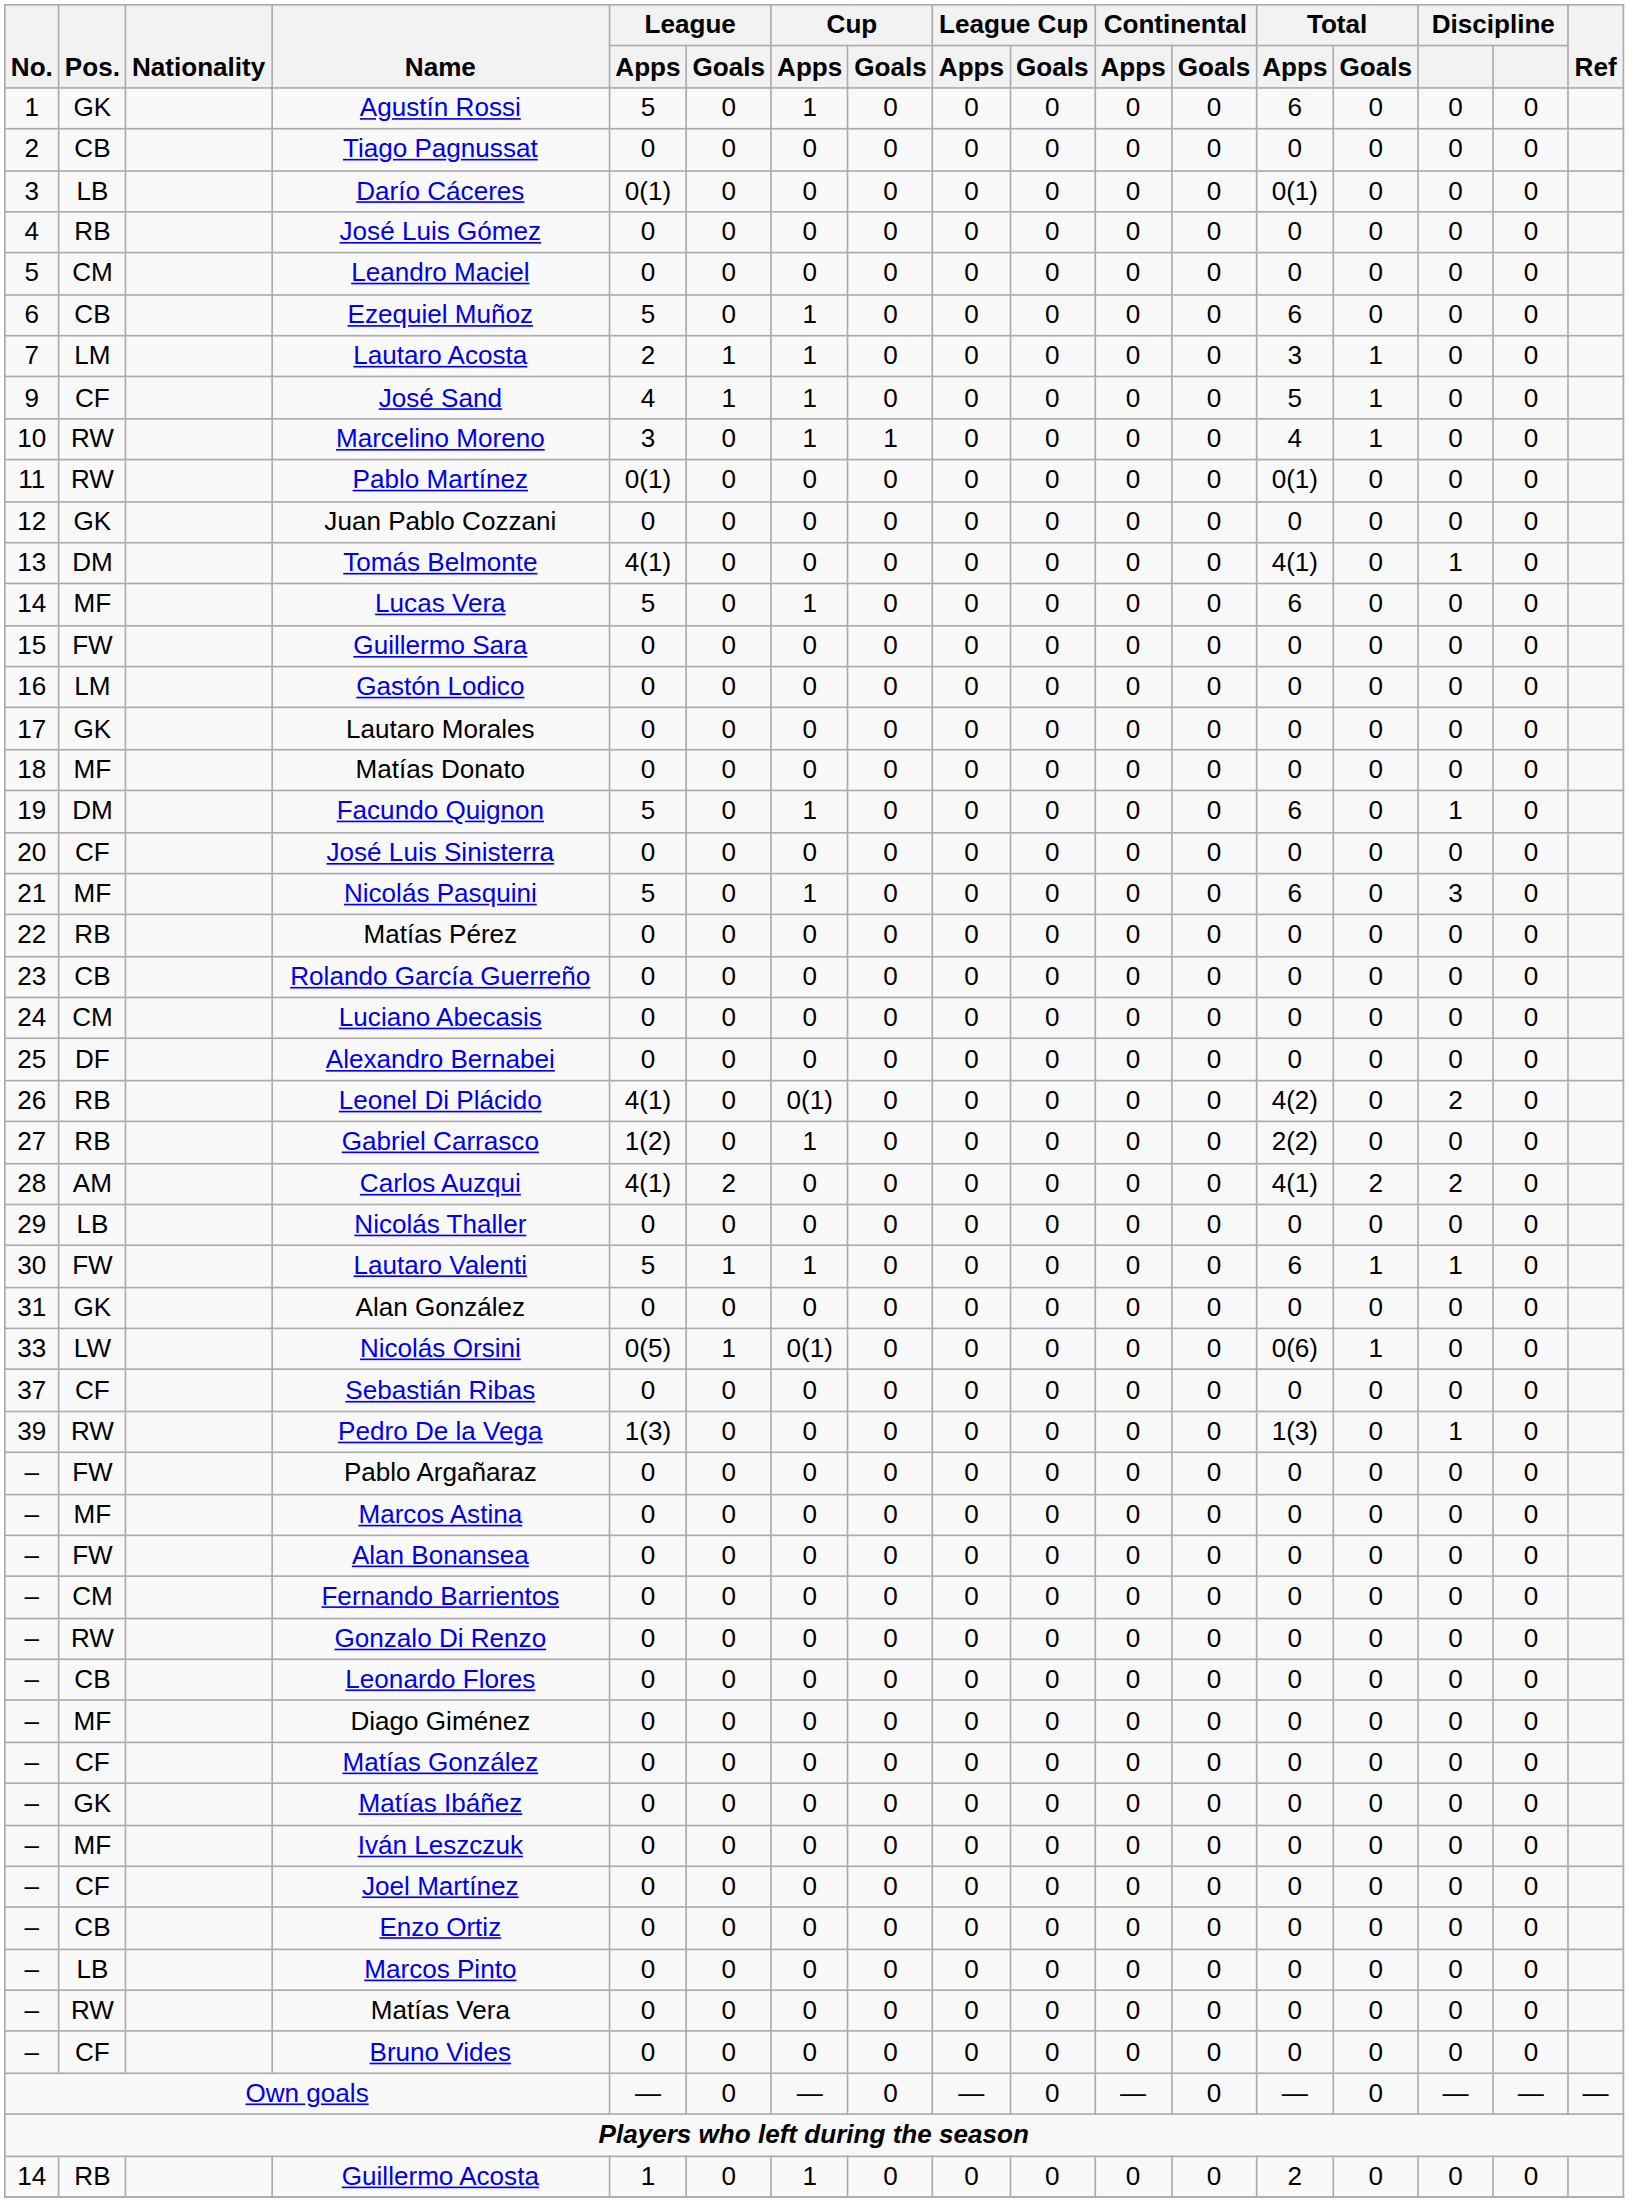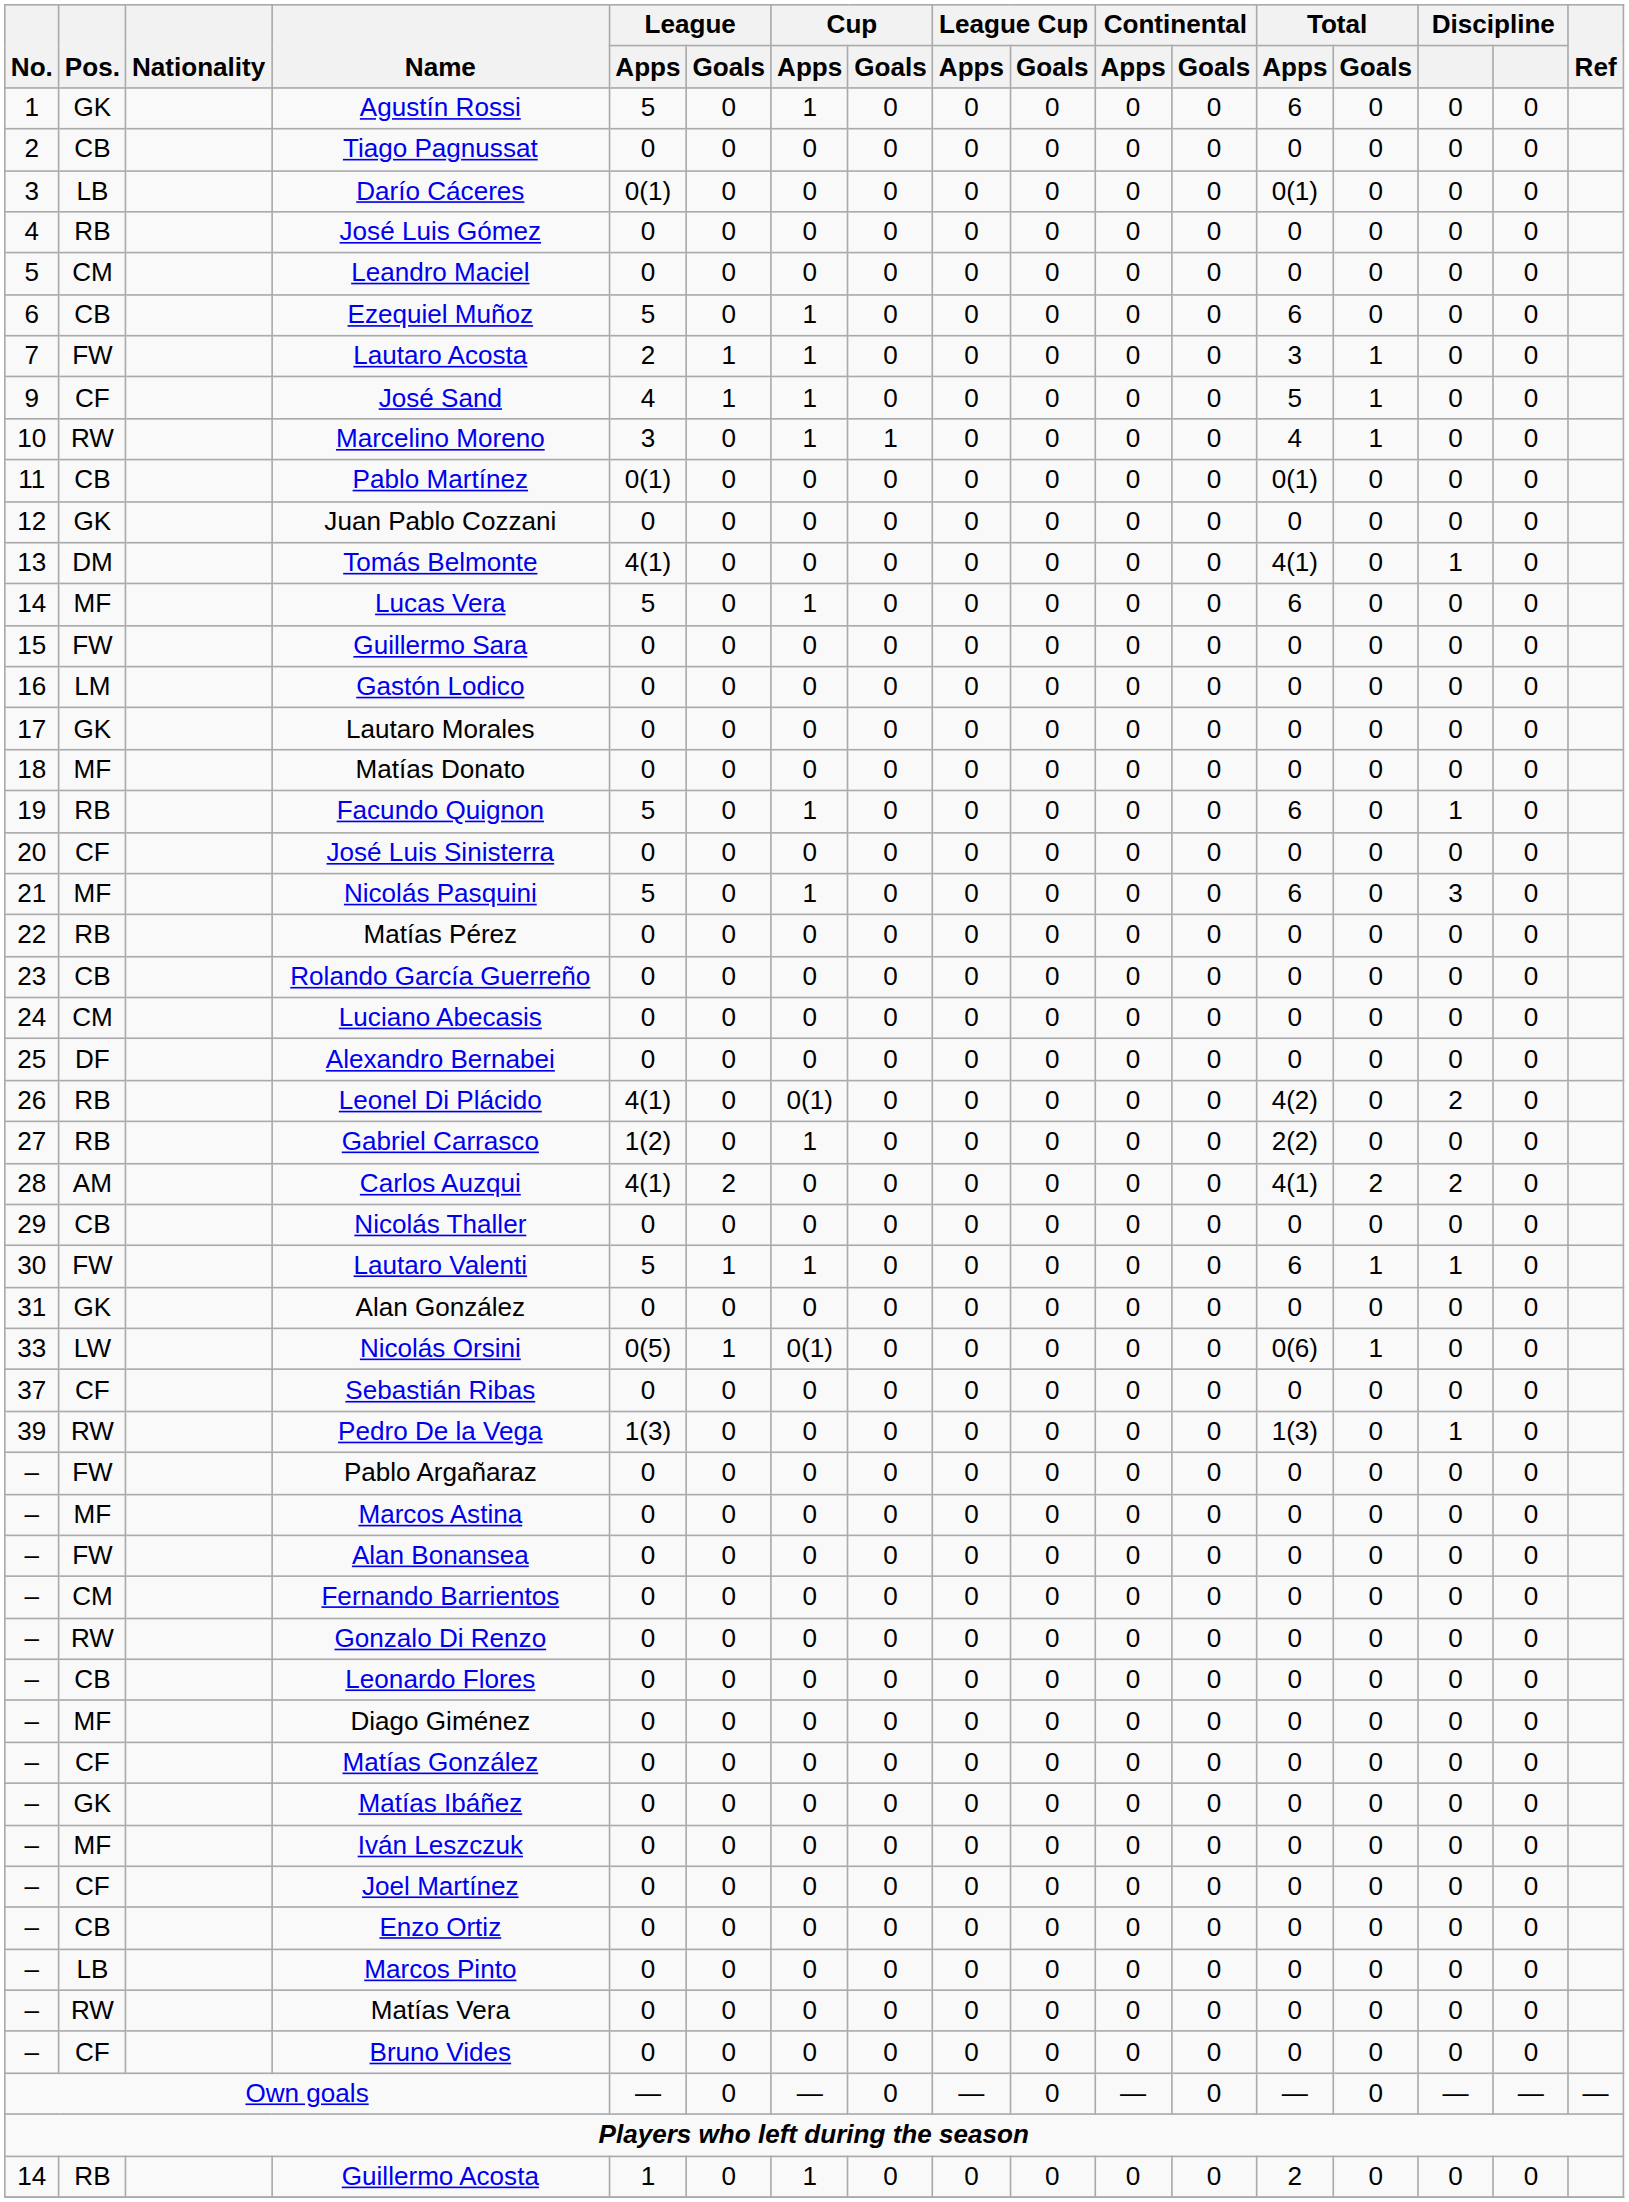(92, 356) LM -> (92, 356) FW
(92, 480) RW -> (92, 480) CB
(92, 811) DM -> (92, 811) RB
(92, 1224) LB -> (92, 1224) CB
